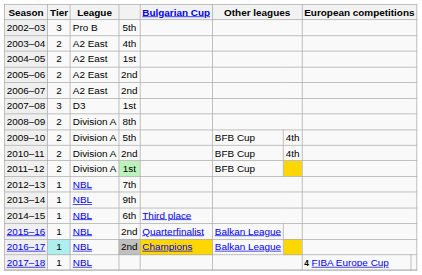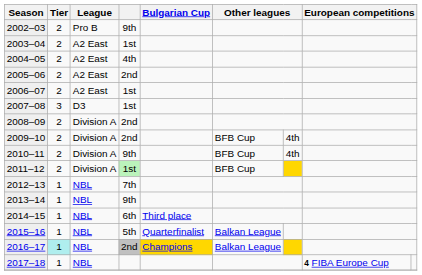(59, 27) 3 -> (59, 27) 2
(129, 27) 5th -> (129, 27) 9th
(129, 43) 4th -> (129, 43) 1st
(129, 59) 1st -> (129, 59) 4th
(129, 90) 2nd -> (129, 90) 1st
(129, 121) 8th -> (129, 121) 2nd
(129, 137) 5th -> (129, 137) 2nd
(129, 153) 2nd -> (129, 153) 9th
(129, 231) 2nd -> (129, 231) 5th
